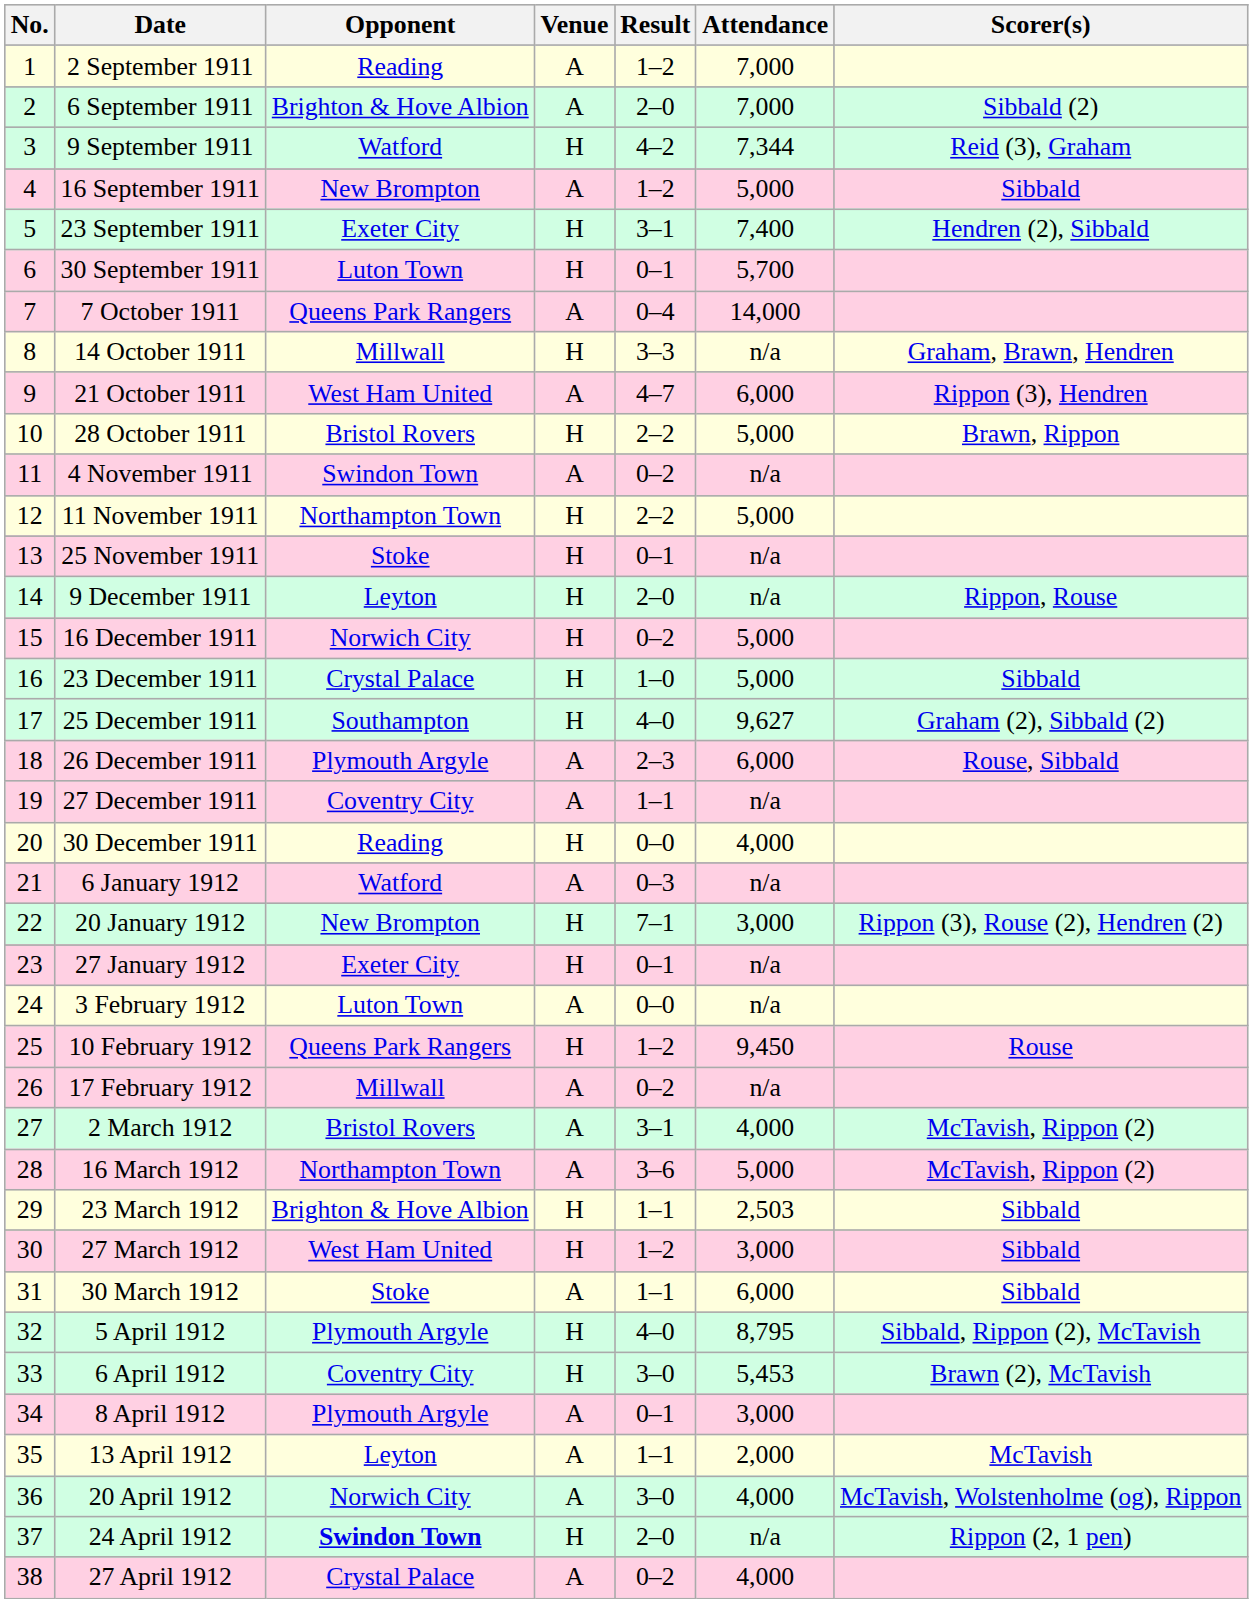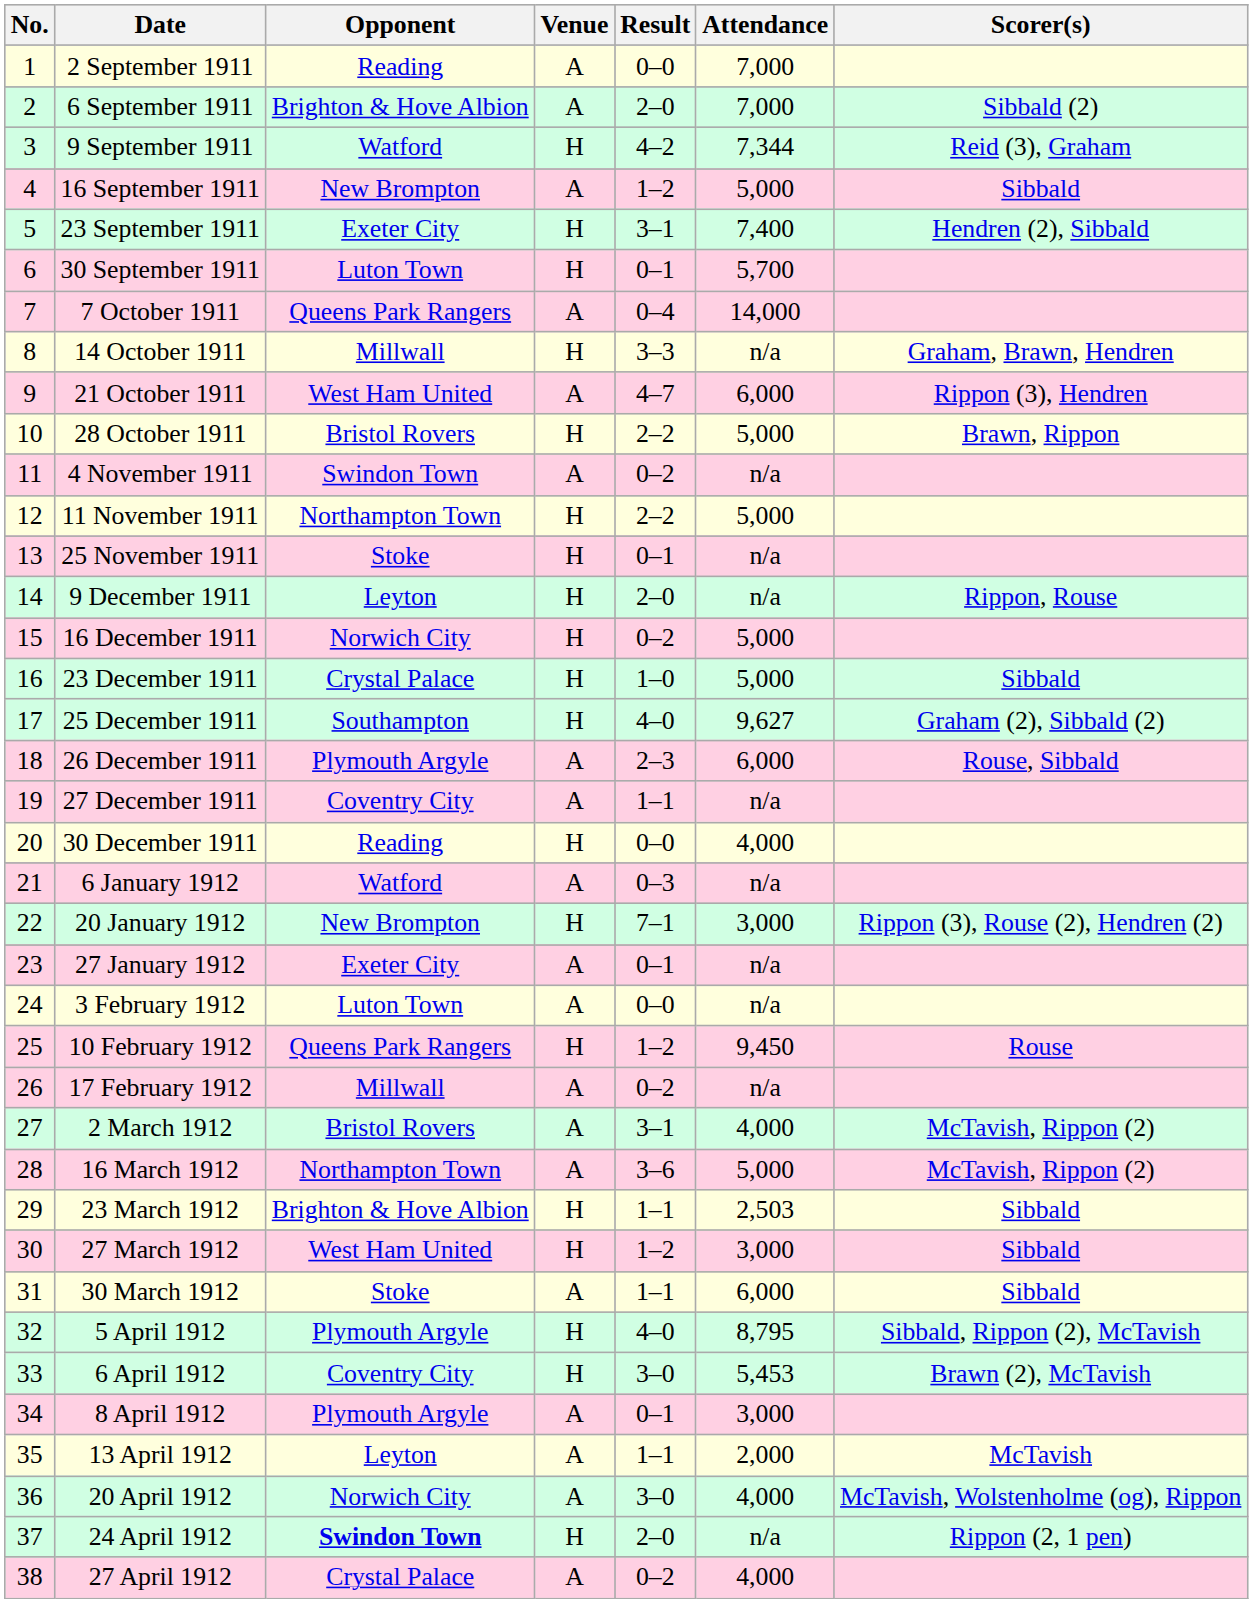(655, 65) 1–2 -> (655, 65) 0–0
(574, 964) H -> (574, 964) A
